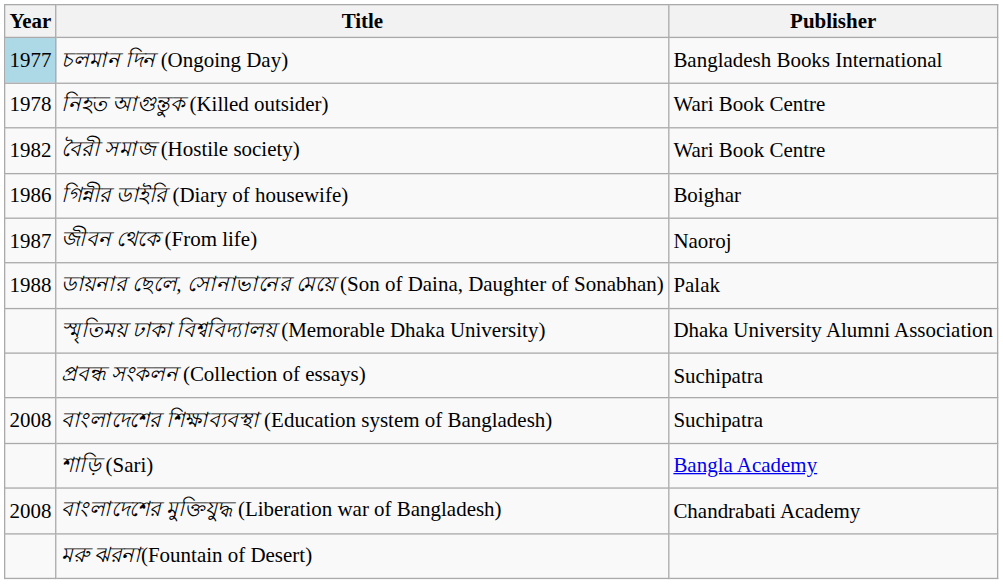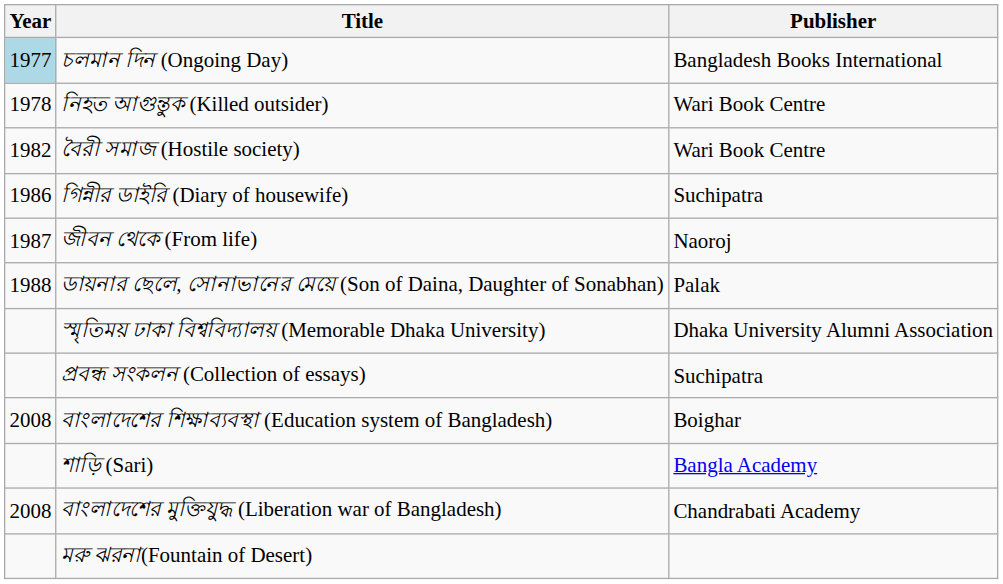(707, 195) Boighar -> (718, 195) Suchipatra
(718, 420) Suchipatra -> (707, 420) Boighar
